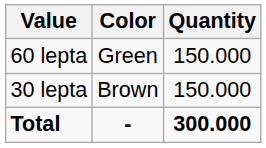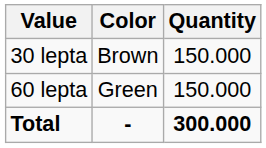rows swapped: (49, 90) <-> (49, 55)
